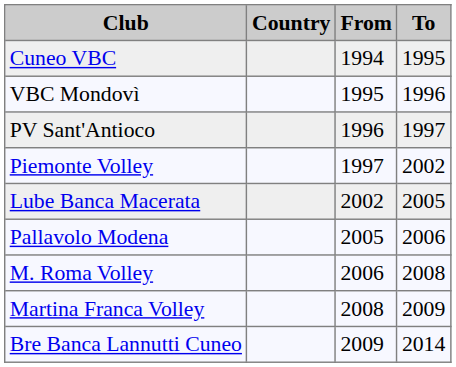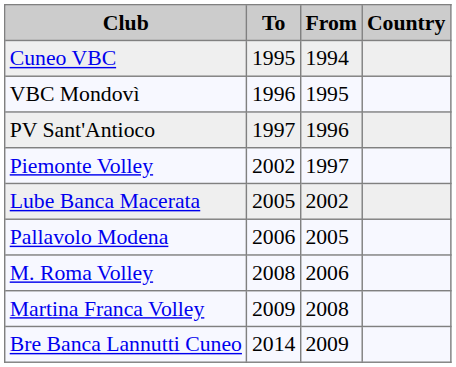columns swapped: (291, 22) <-> (424, 22)
